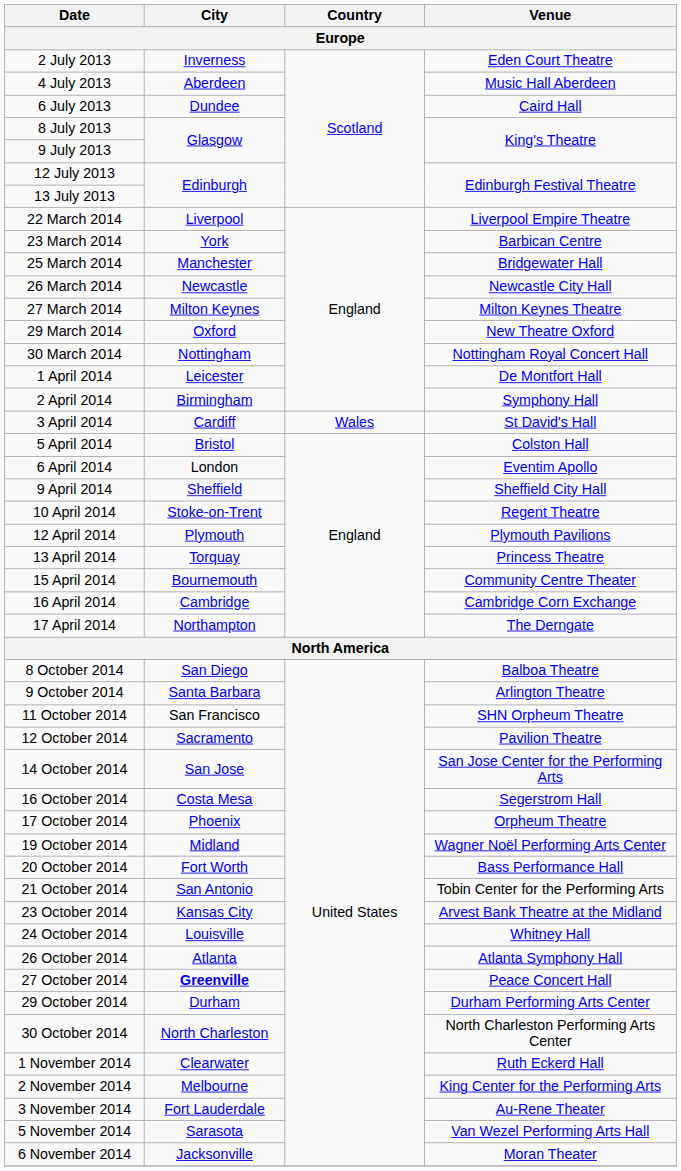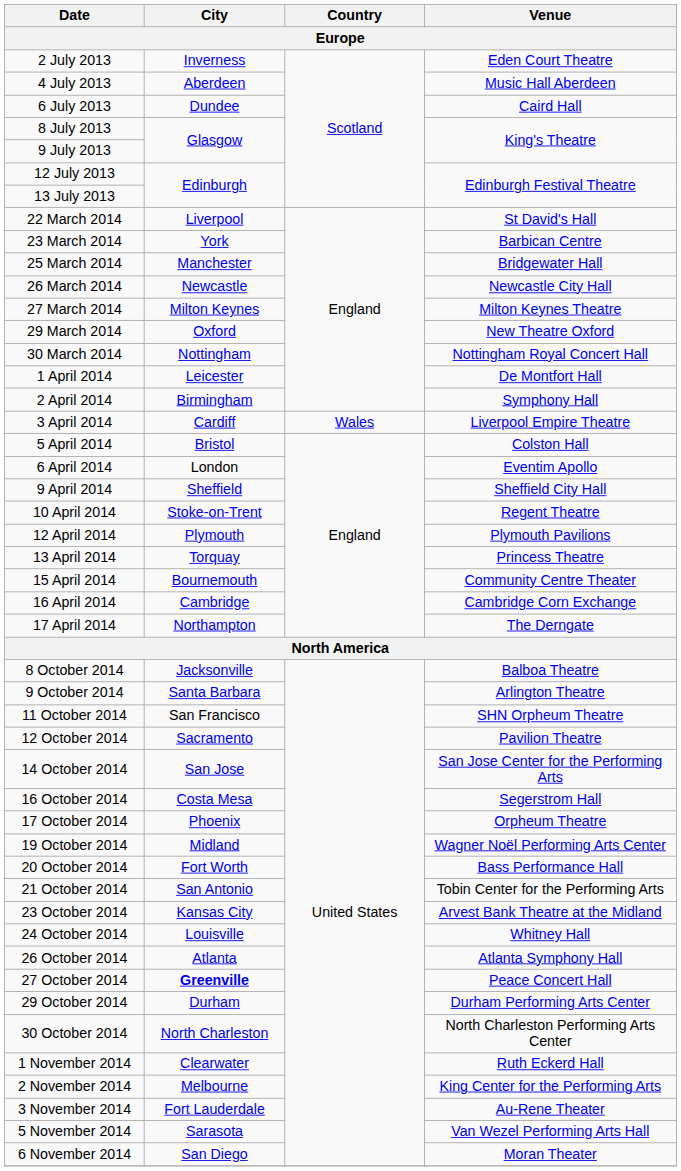(550, 219) Liverpool Empire Theatre -> (550, 219) St David's Hall
(550, 422) St David's Hall -> (550, 422) Liverpool Empire Theatre
(215, 670) San Diego -> (215, 670) Jacksonville
(215, 1154) Jacksonville -> (215, 1154) San Diego
